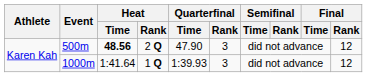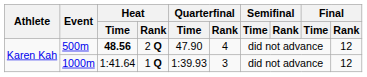(225, 47) 3 -> (225, 47) 4
